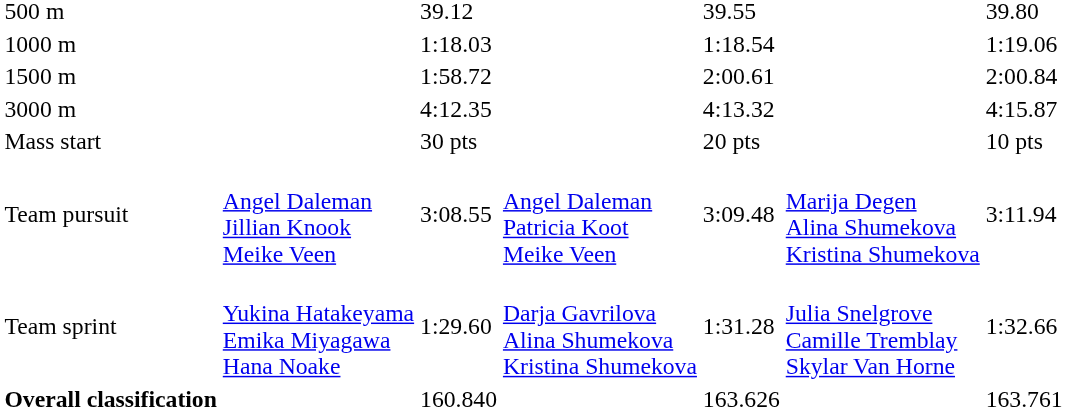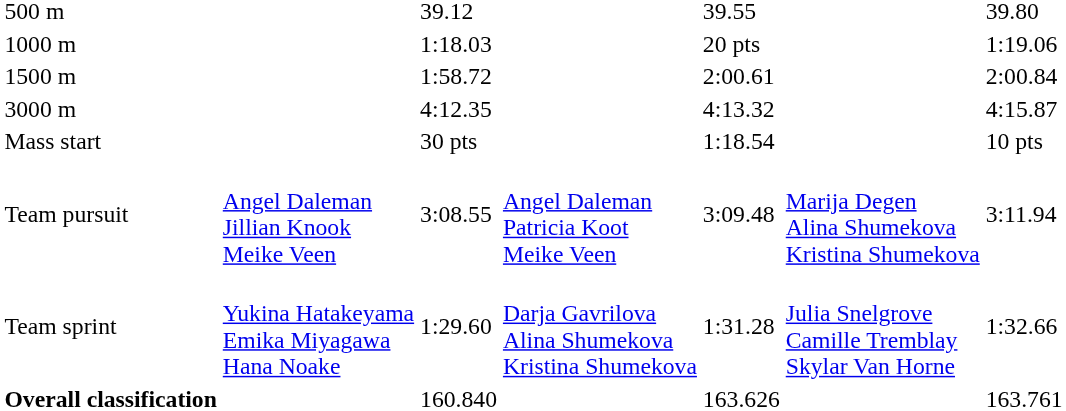(739, 44) 1:18.54 -> (731, 44) 20 pts
(731, 141) 20 pts -> (739, 141) 1:18.54
